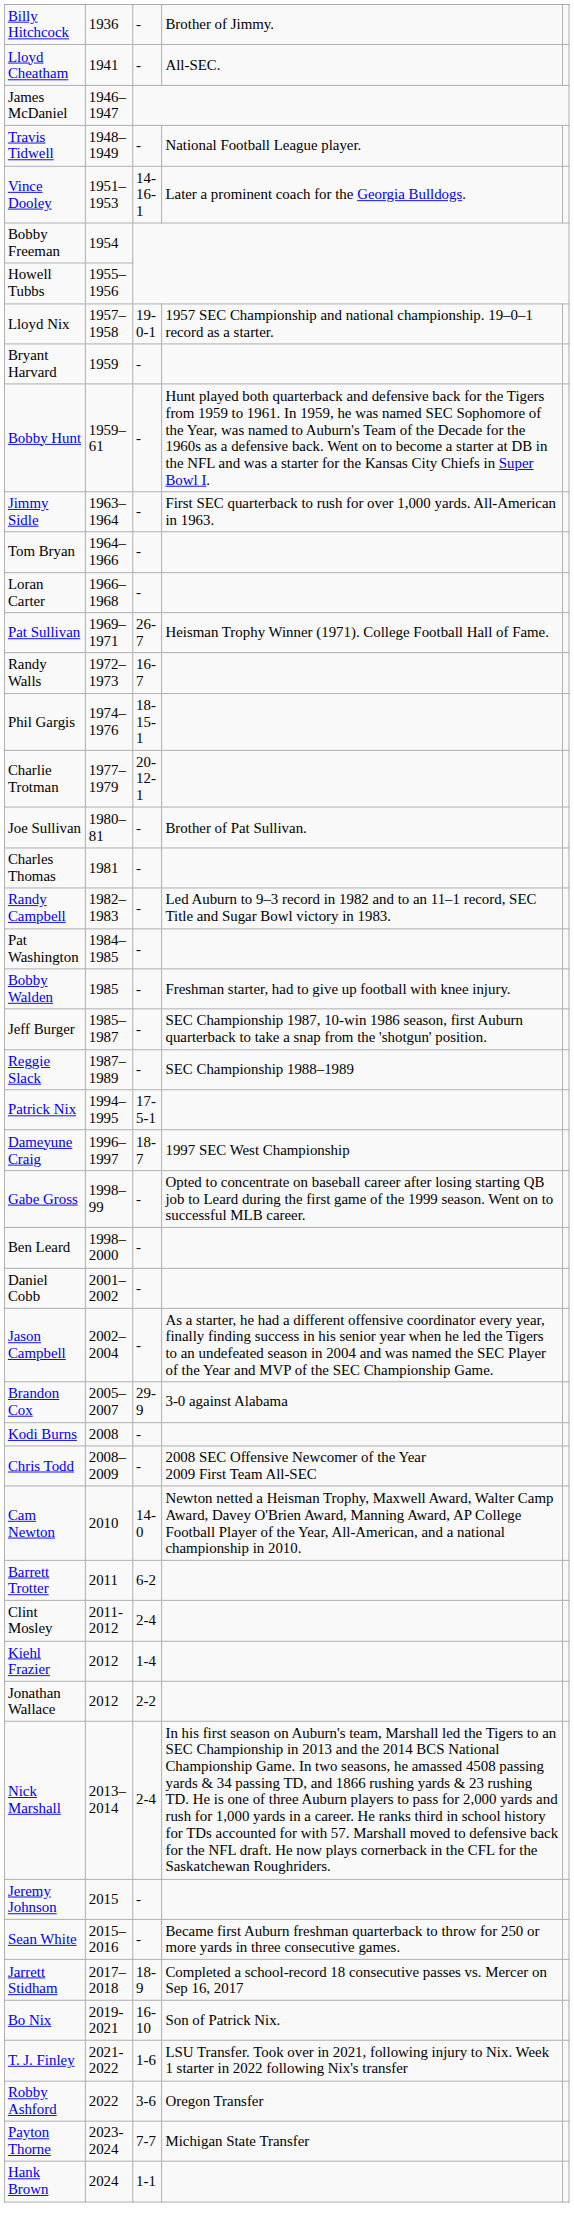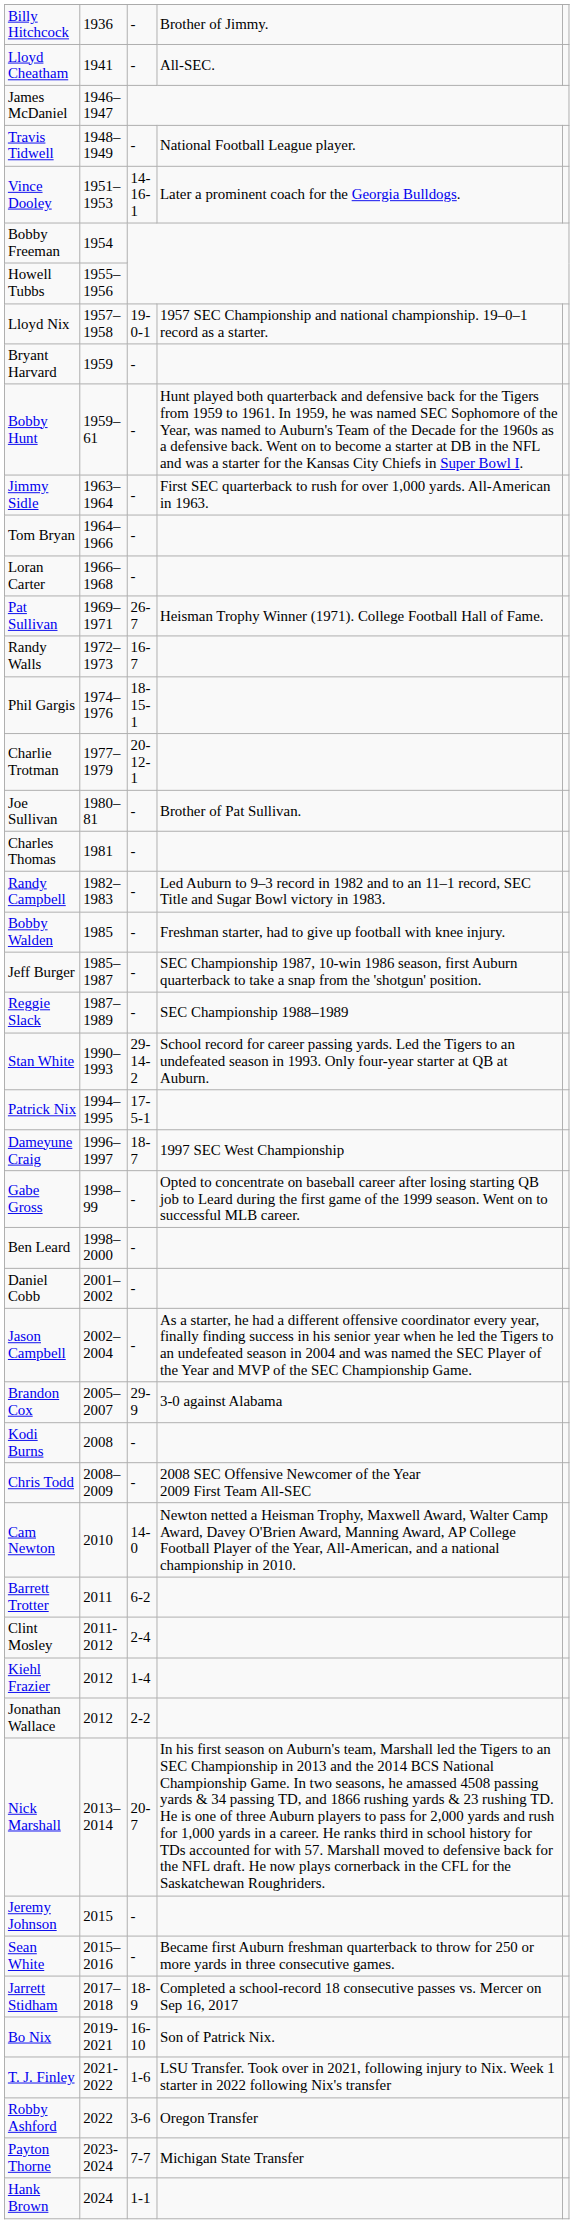- row: (43, 948)
+ row: (41, 1061)
(146, 1800) 2-4 -> (140, 1817) 20-7
